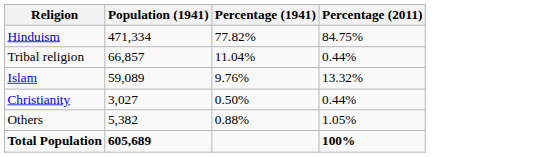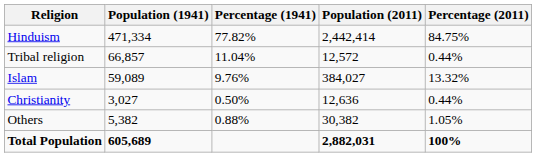+ column: (372, 15)
